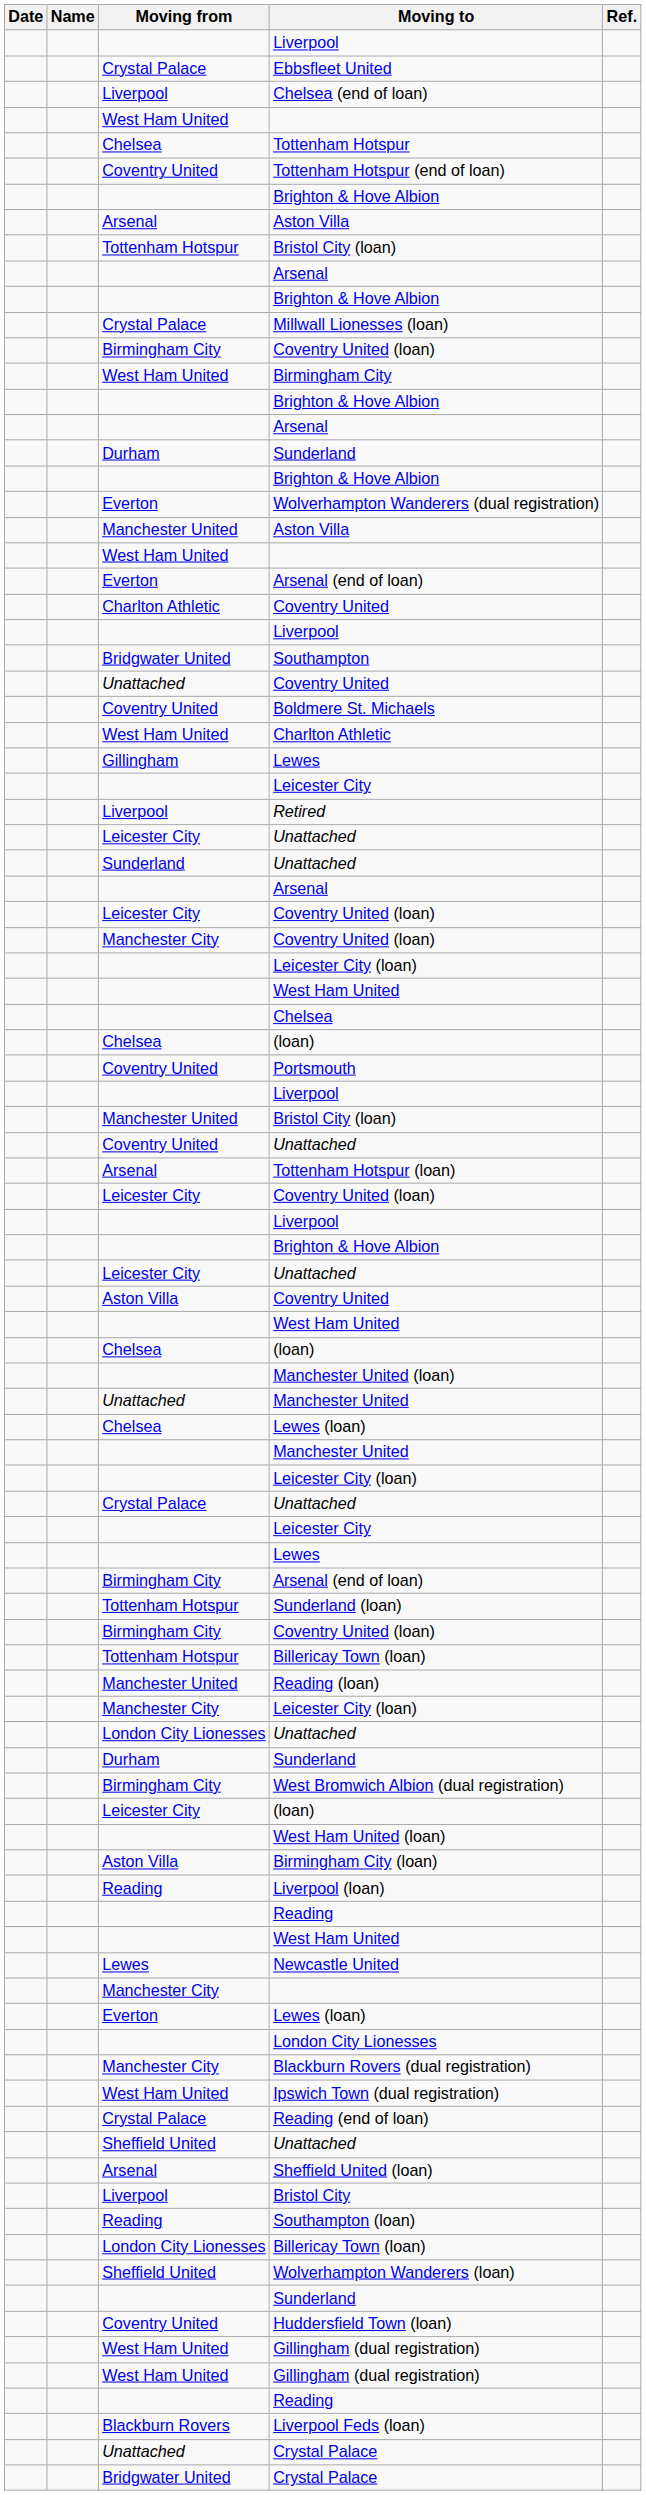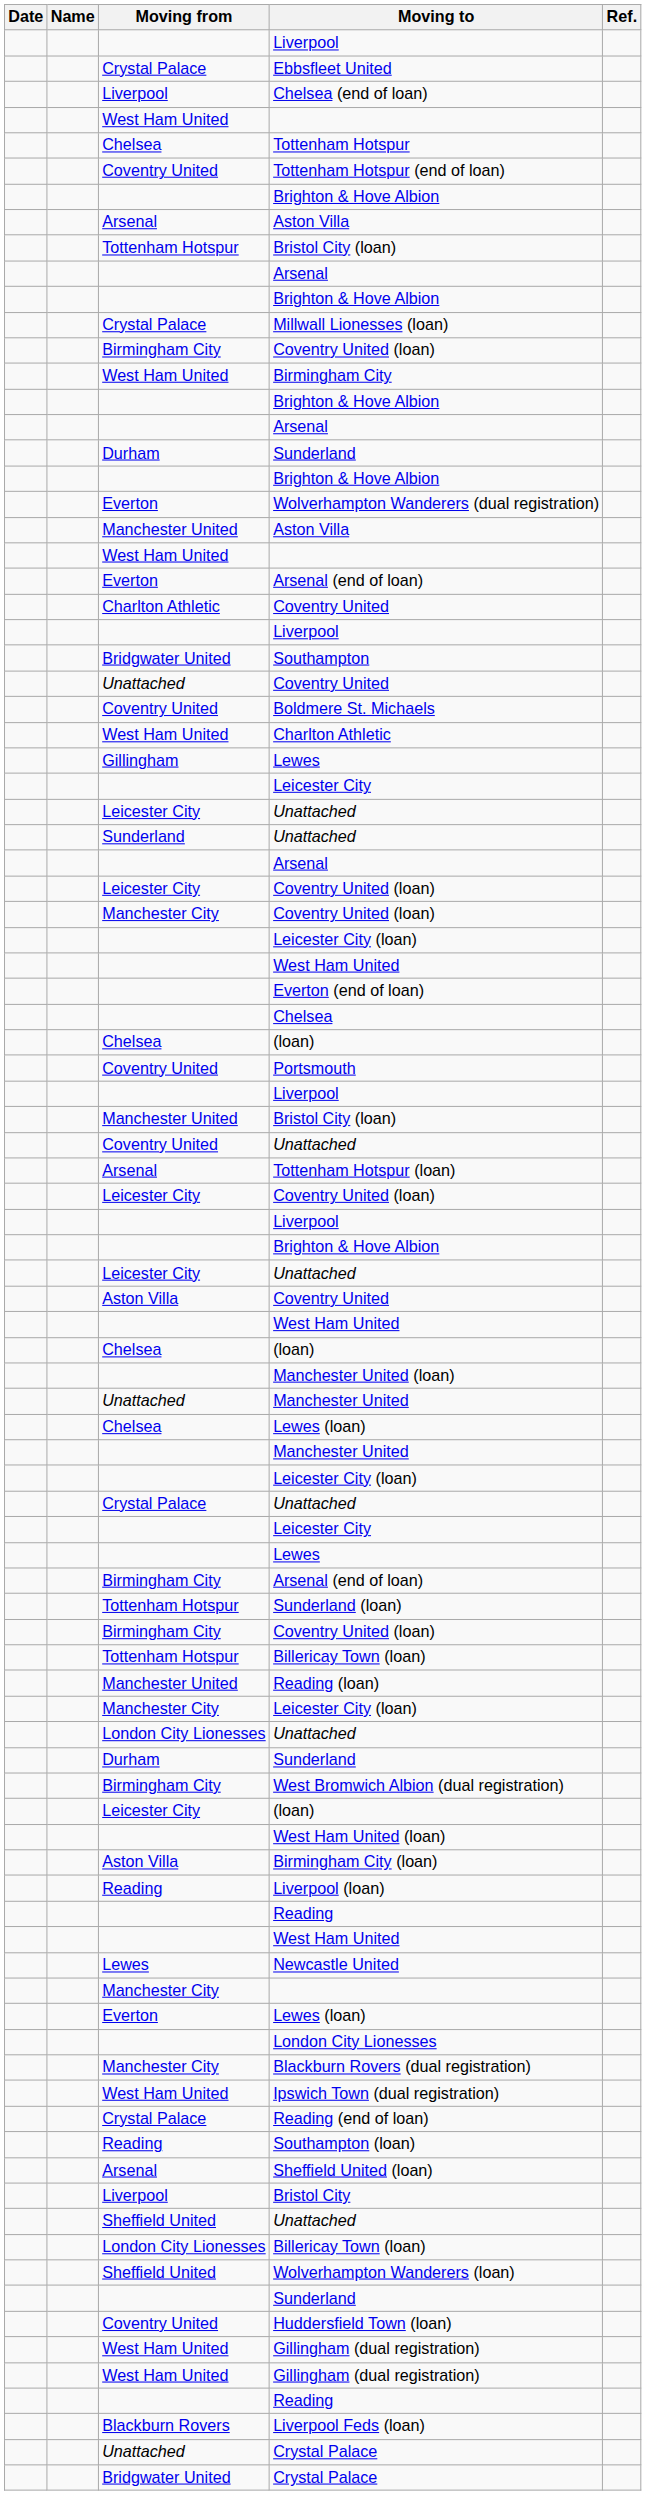- row: (135, 811)
+ row: (184, 991)
rows swapped: (132, 2221) <-> (159, 2144)
